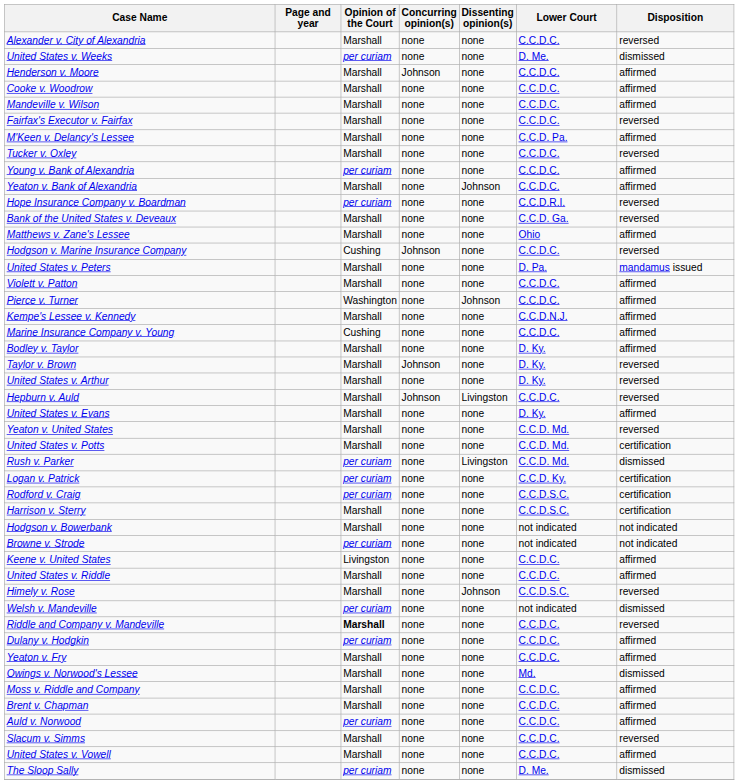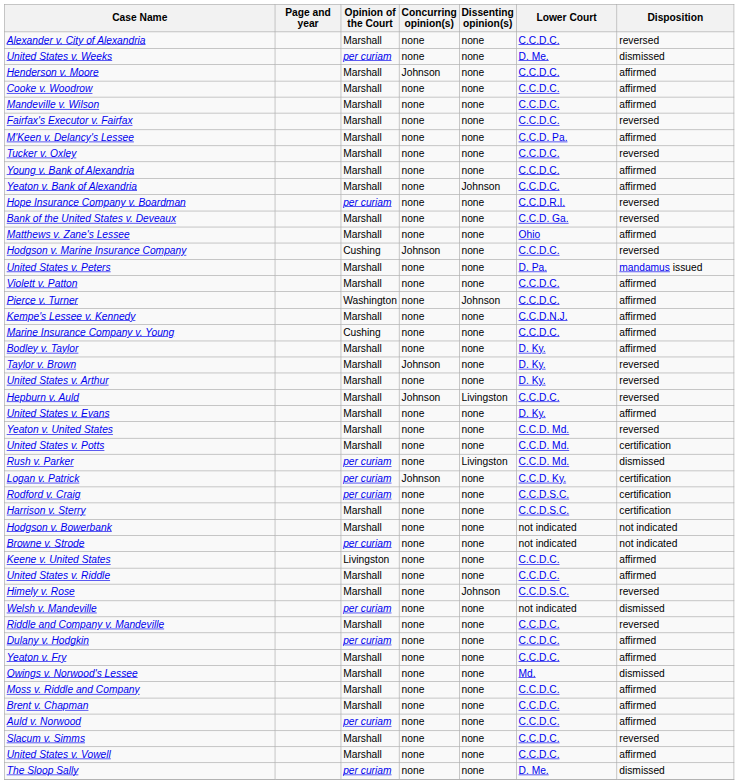(367, 170) per curiam -> (363, 170) Marshall
(413, 478) none -> (421, 478) Johnson
(364, 625) bold -> (363, 625) normal
